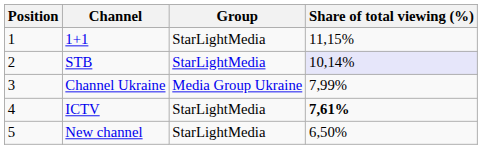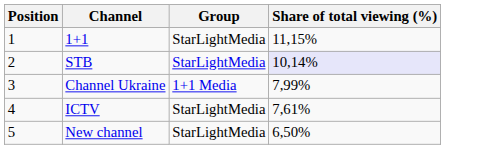(237, 86) Media Group Ukraine -> (204, 86) 1+1 Media
(329, 109) bold -> (291, 109) normal
